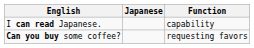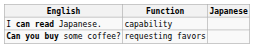columns swapped: (144, 11) <-> (207, 11)
